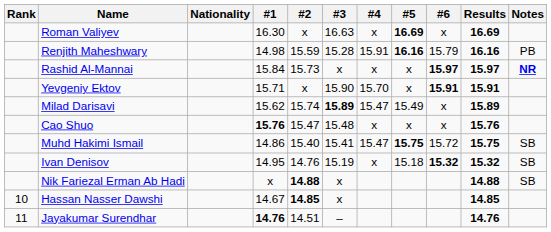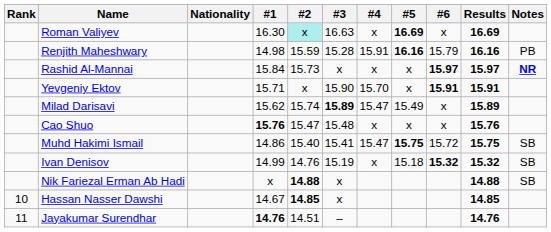(305, 32) no background -> (305, 32) paleturquoise background
(270, 162) 14.95 -> (270, 162) 14.99
